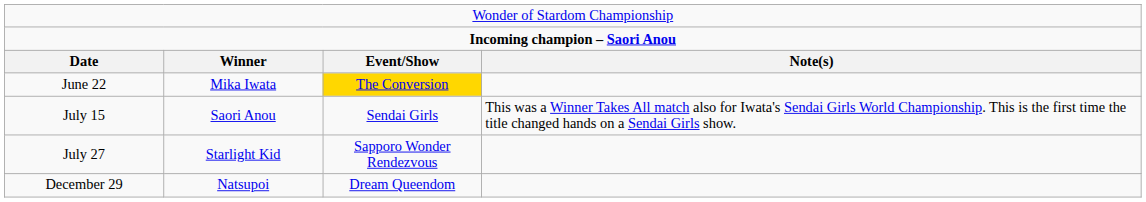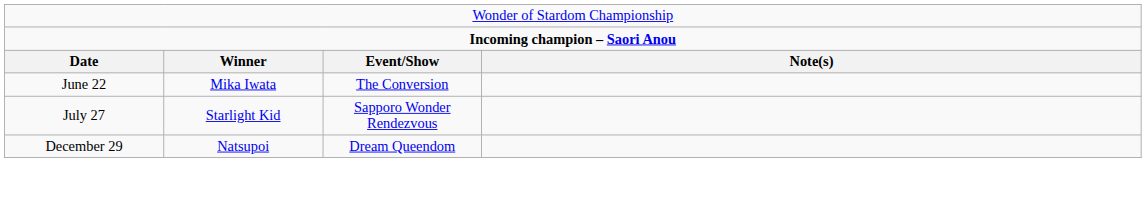(402, 84) gold background -> (402, 84) no background
- row: (84, 115)
